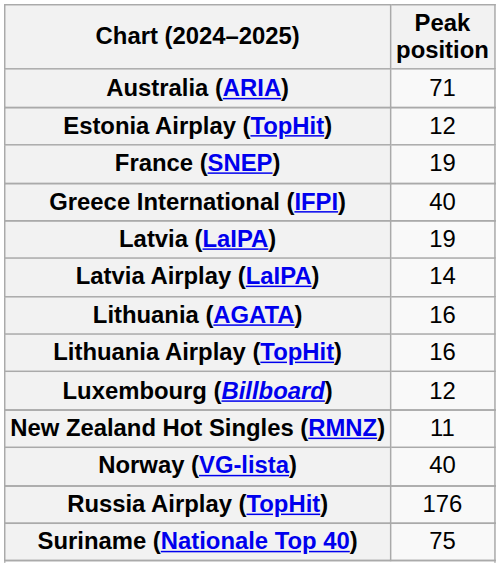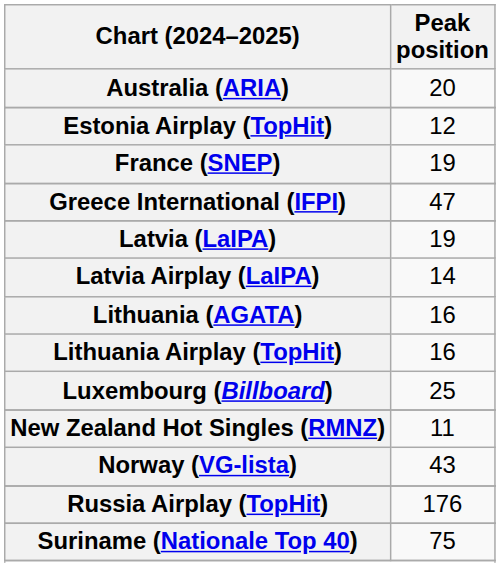(442, 88) 71 -> (442, 88) 20
(442, 201) 40 -> (442, 201) 47
(442, 390) 12 -> (442, 390) 25
(442, 466) 40 -> (442, 466) 43
